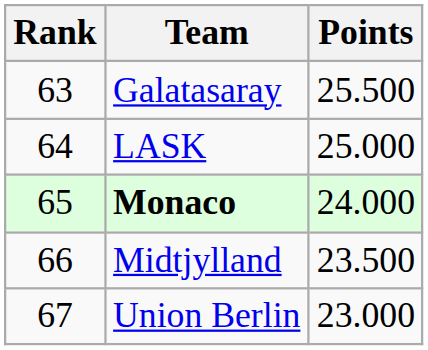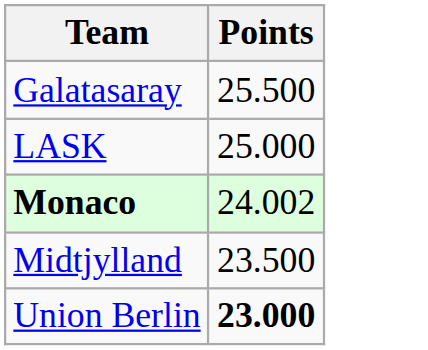- column: (55, 32)
(366, 202) 24.000 -> (266, 202) 24.002
(366, 315) normal -> (266, 315) bold
